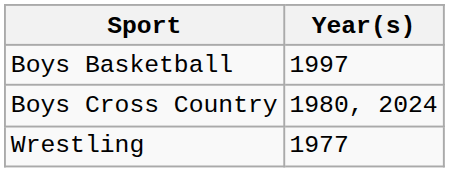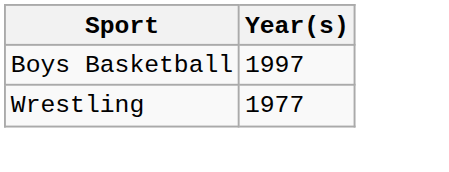- row: (144, 106)
